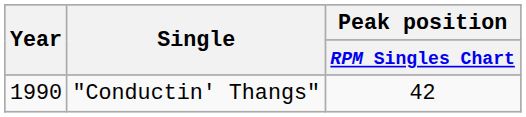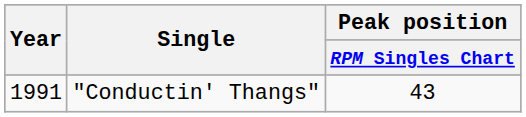(36, 93) 1990 -> (36, 93) 1991
(423, 93) 42 -> (423, 93) 43
